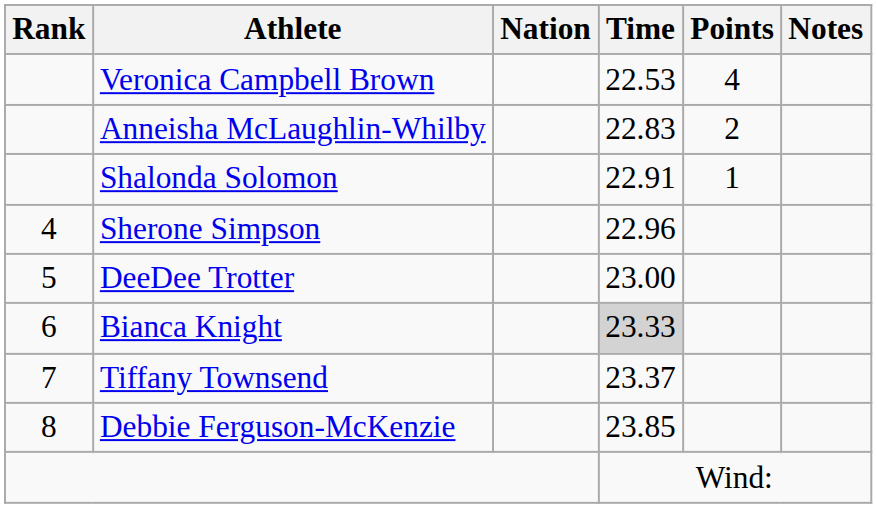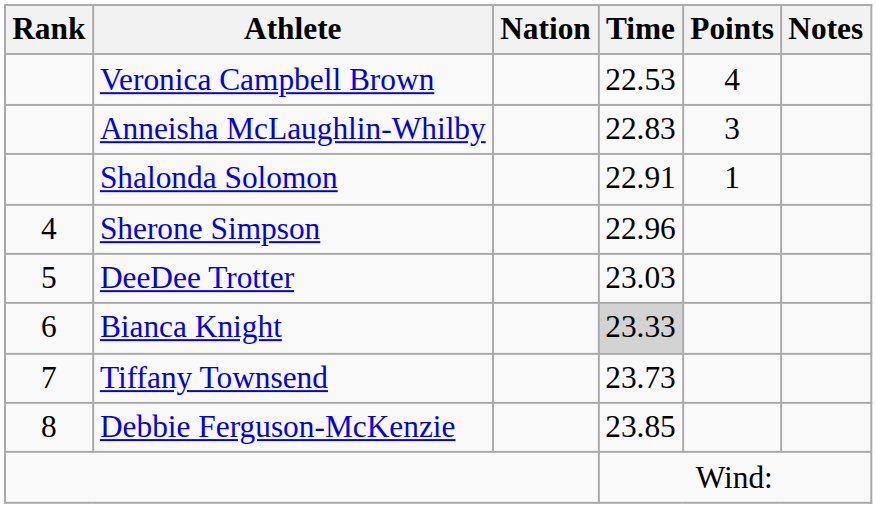(732, 128) 2 -> (732, 128) 3
(641, 278) 23.00 -> (641, 278) 23.03
(641, 377) 23.37 -> (641, 377) 23.73
